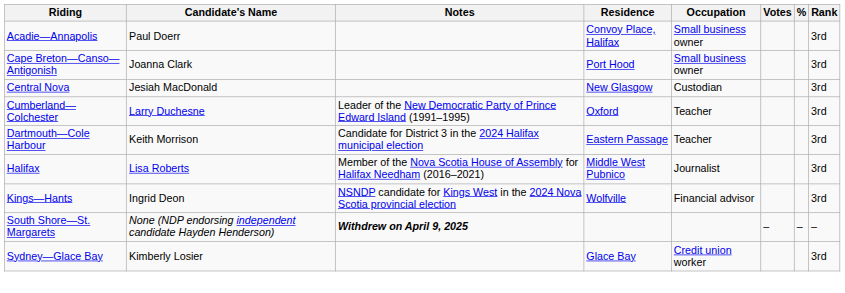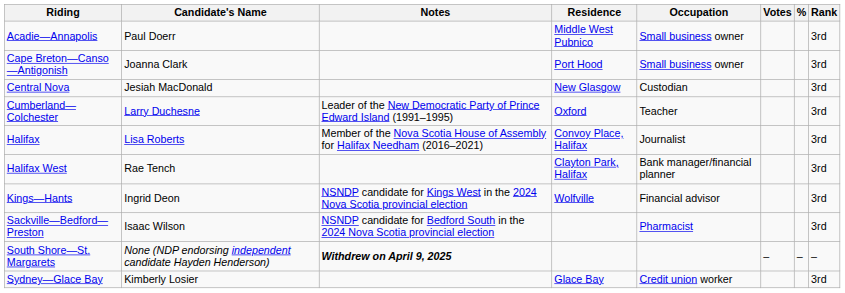(621, 36) Convoy Place, Halifax -> (584, 36) Middle West Pubnico
- row: (48, 140)
(616, 169) Middle West Pubnico -> (589, 140) Convoy Place, Halifax
+ row: (37, 169)
+ row: (57, 227)
